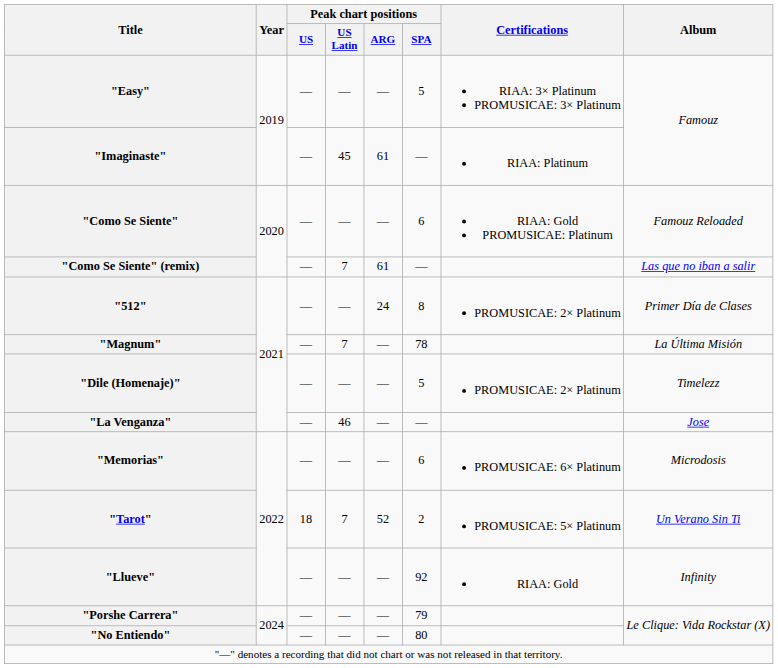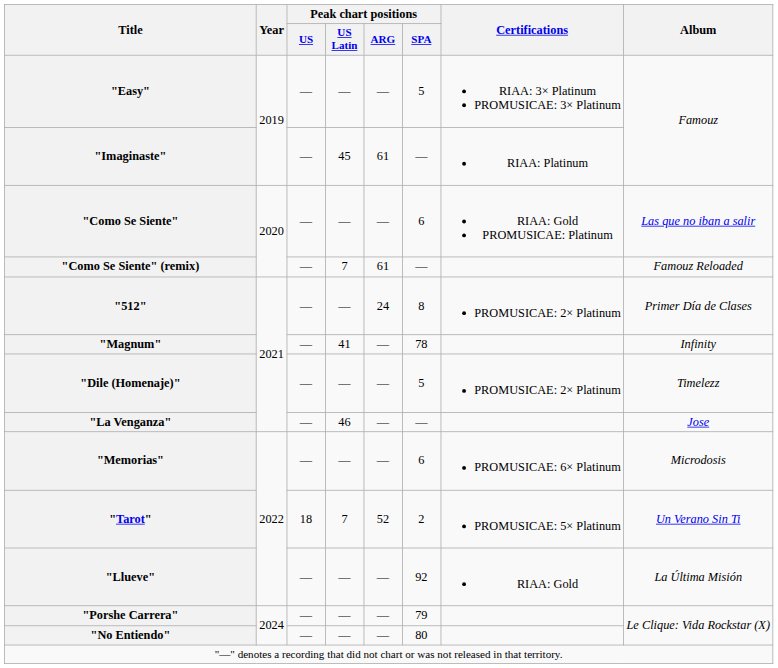(698, 221) Famouz Reloaded -> (698, 221) Las que no iban a salir
(698, 267) Las que no iban a salir -> (698, 267) Famouz Reloaded
(344, 344) 7 -> (344, 344) 41
(698, 344) La Última Misión -> (698, 344) Infinity
(698, 577) Infinity -> (698, 577) La Última Misión
